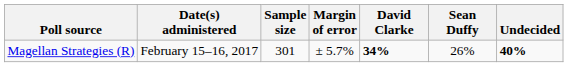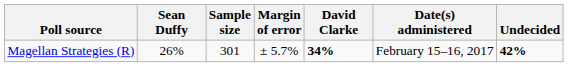columns swapped: (199, 22) <-> (462, 22)
(513, 51) 40% -> (513, 51) 42%
